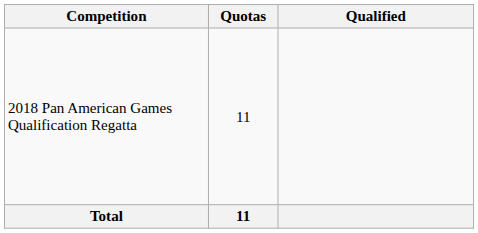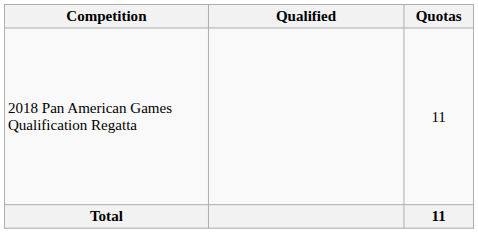columns swapped: (243, 16) <-> (376, 16)
